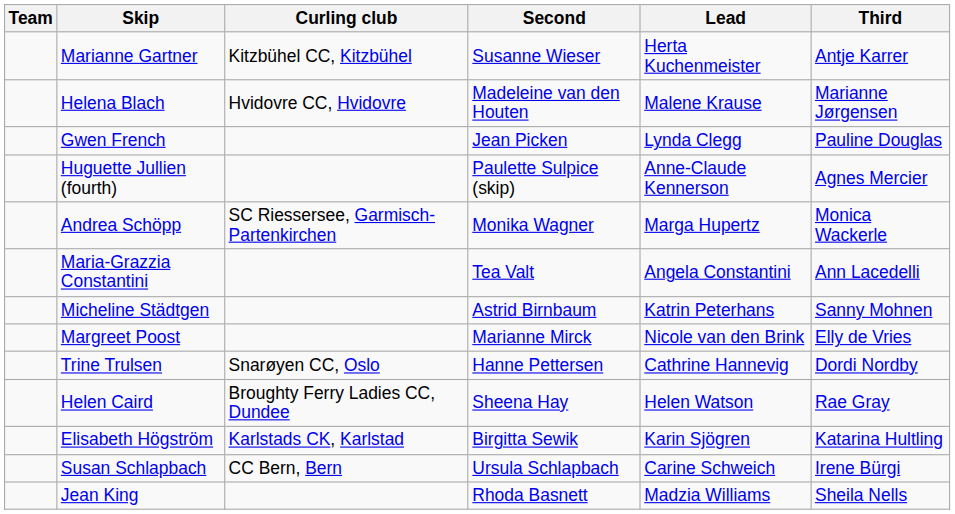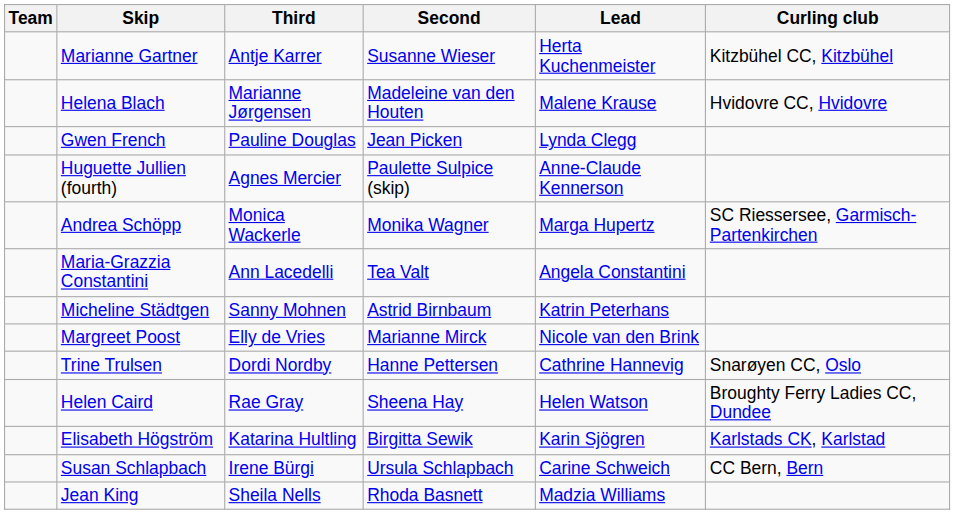columns swapped: (880, 18) <-> (346, 18)
